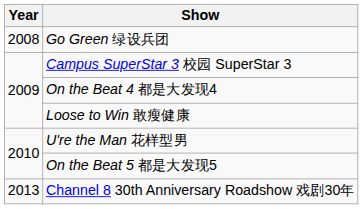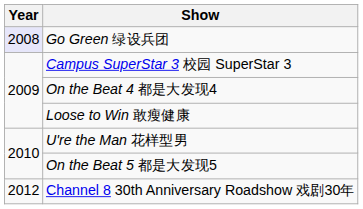(24, 39) no background -> (24, 39) lavender background
(24, 191) 2013 -> (24, 191) 2012
